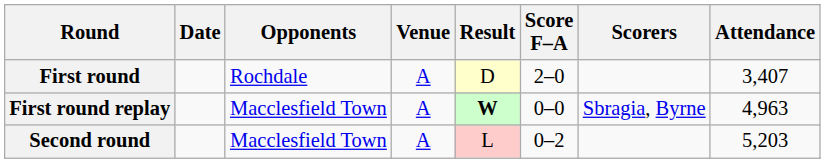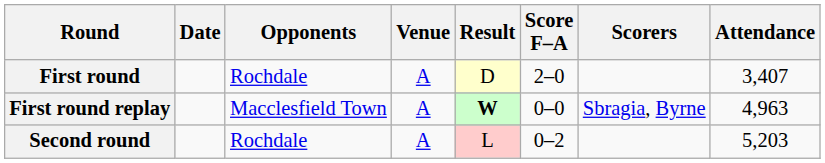(308, 141) Macclesfield Town -> (269, 141) Rochdale
